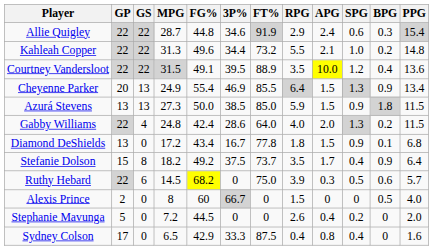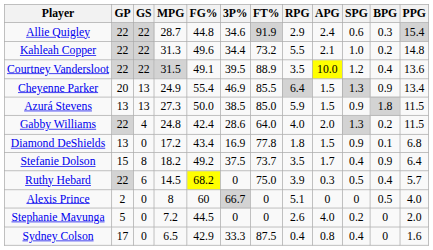(235, 143) 16.7 -> (235, 143) 16.9
(385, 180) 0.6 -> (385, 180) 0.4
(297, 198) 1.5 -> (297, 198) 5.1
(327, 217) 0.4 -> (327, 217) 4.0
